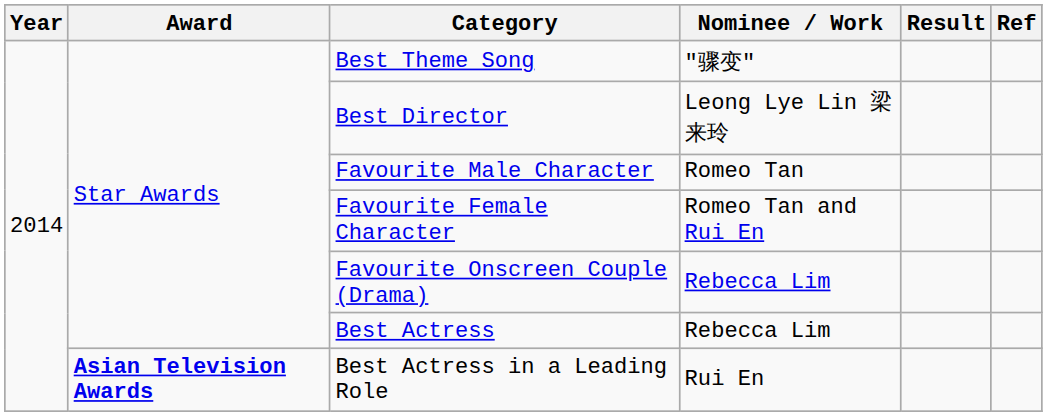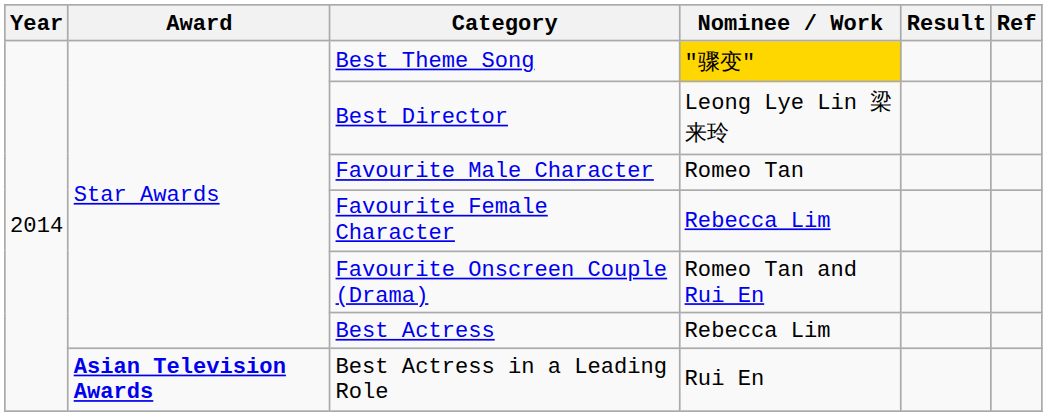(720, 62) no background -> (720, 62) gold background
(771, 220) Romeo Tan and Rui En -> (758, 220) Rebecca Lim
(758, 282) Rebecca Lim -> (771, 282) Romeo Tan and Rui En
